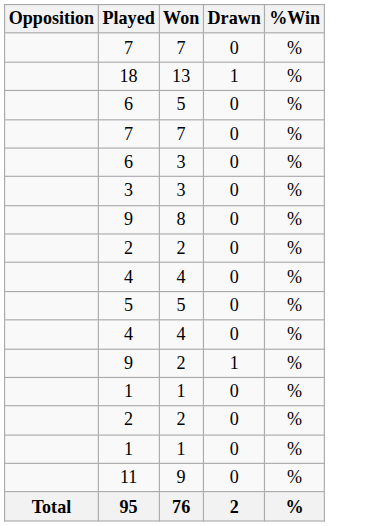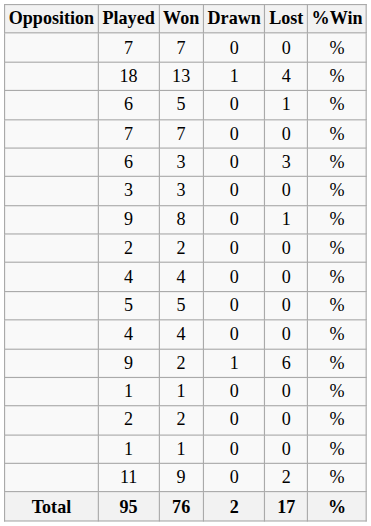+ column: (286, 18)
